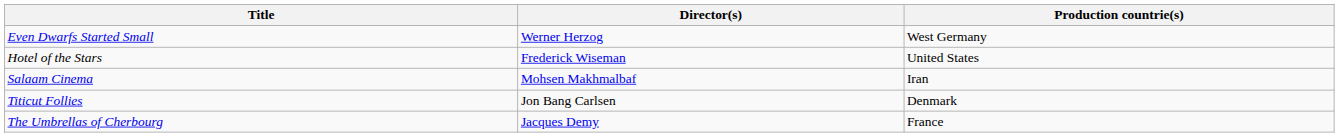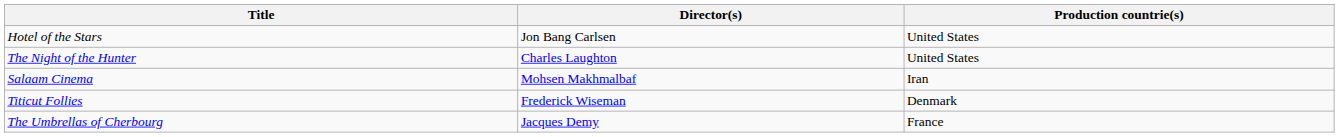- row: (80, 36)
(573, 57) Frederick Wiseman -> (568, 36) Jon Bang Carlsen
+ row: (72, 57)
(568, 100) Jon Bang Carlsen -> (573, 100) Frederick Wiseman
